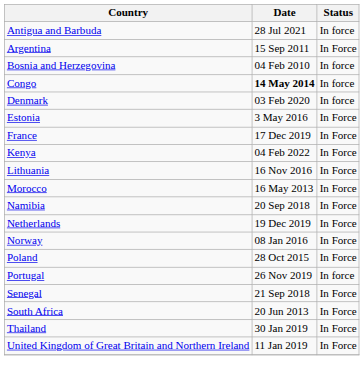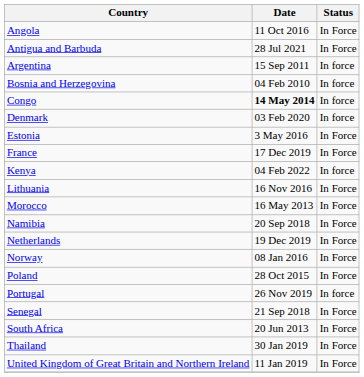+ row: (23, 30)
(337, 30) In force -> (338, 48) In Force
(338, 48) In Force -> (337, 65) In force
(338, 153) In Force -> (337, 170) In force
